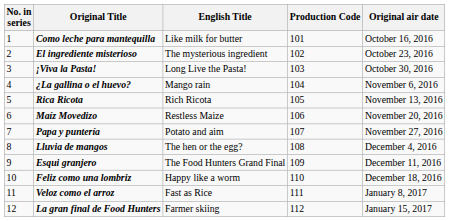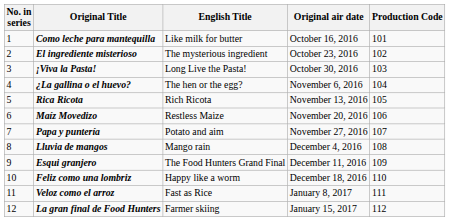columns swapped: (404, 17) <-> (325, 17)
(188, 85) Mango rain -> (204, 85) The hen or the egg?
(204, 147) The hen or the egg? -> (188, 147) Mango rain
